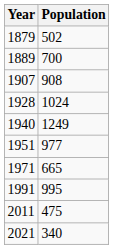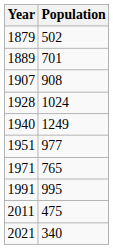(52, 59) 700 -> (52, 59) 701
(52, 168) 665 -> (52, 168) 765
